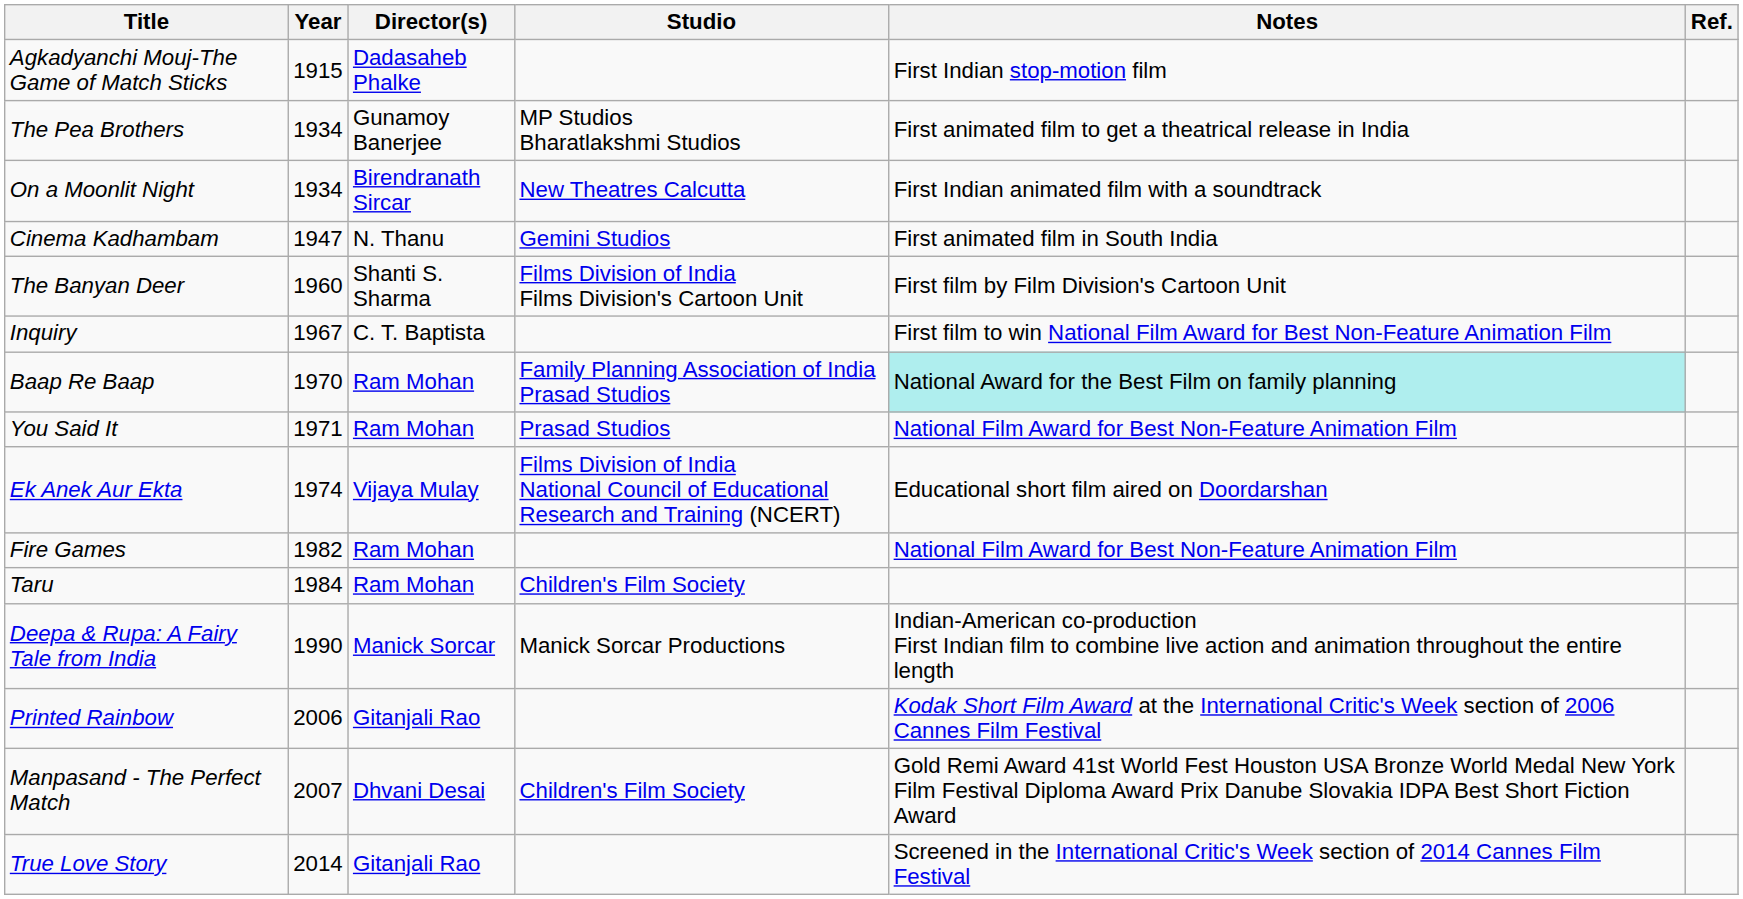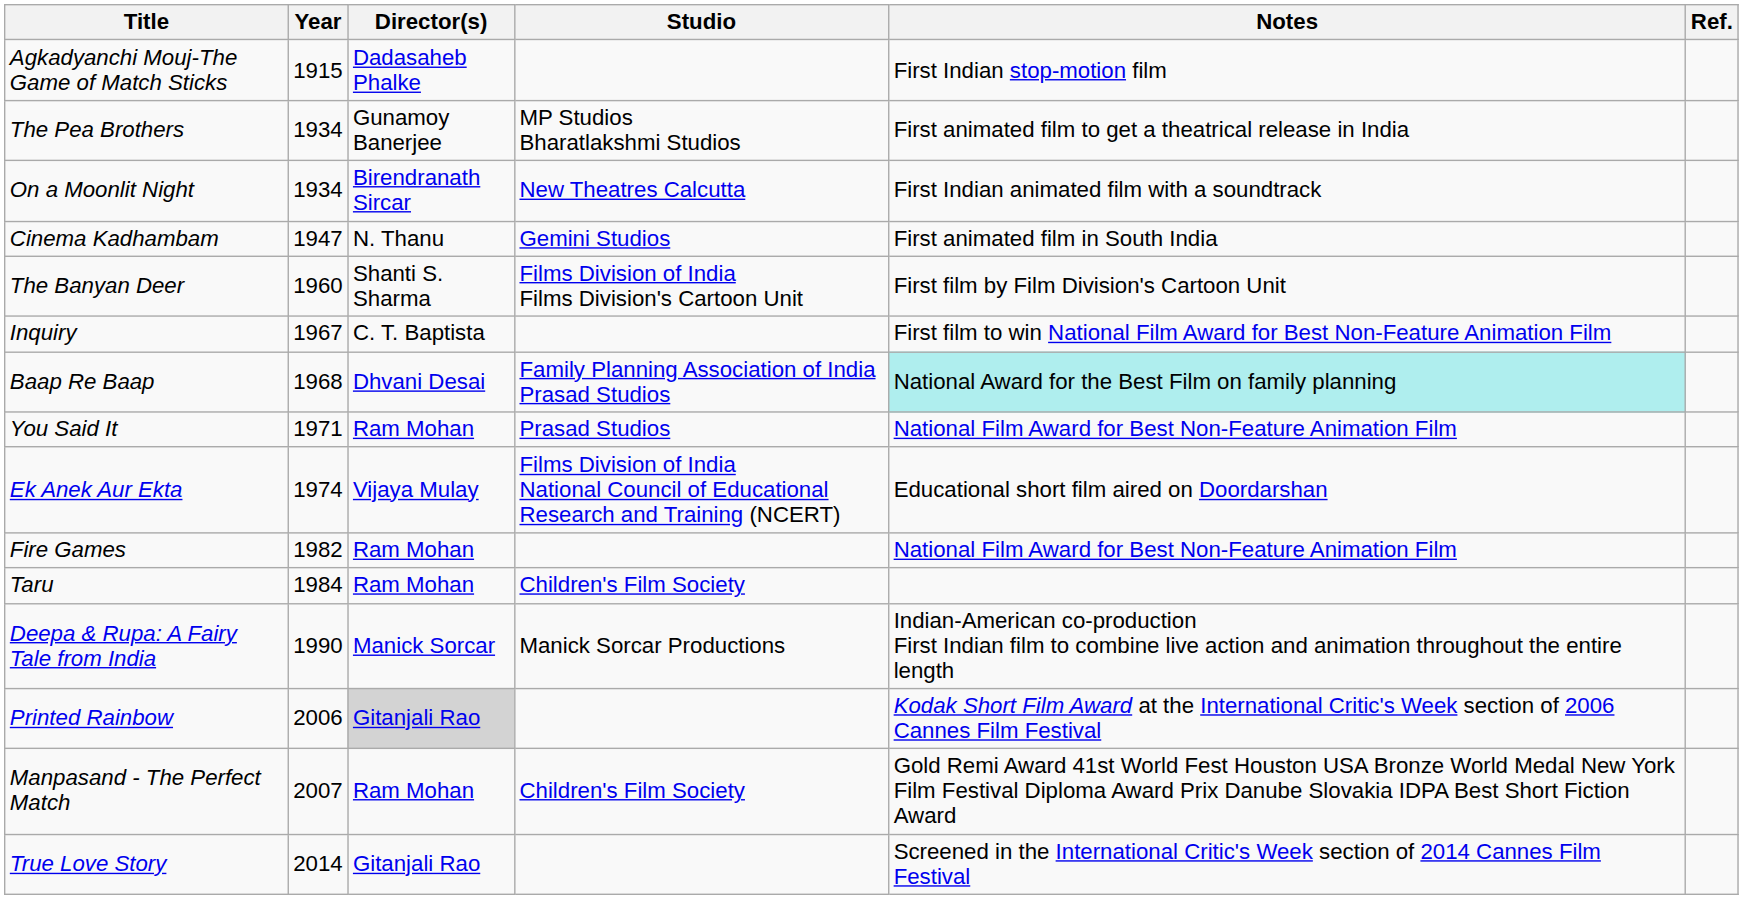(318, 381) 1970 -> (318, 381) 1968
(414, 381) Ram Mohan -> (419, 381) Dhvani Desai
(417, 718) no background -> (417, 718) lightgrey background
(419, 791) Dhvani Desai -> (414, 791) Ram Mohan
